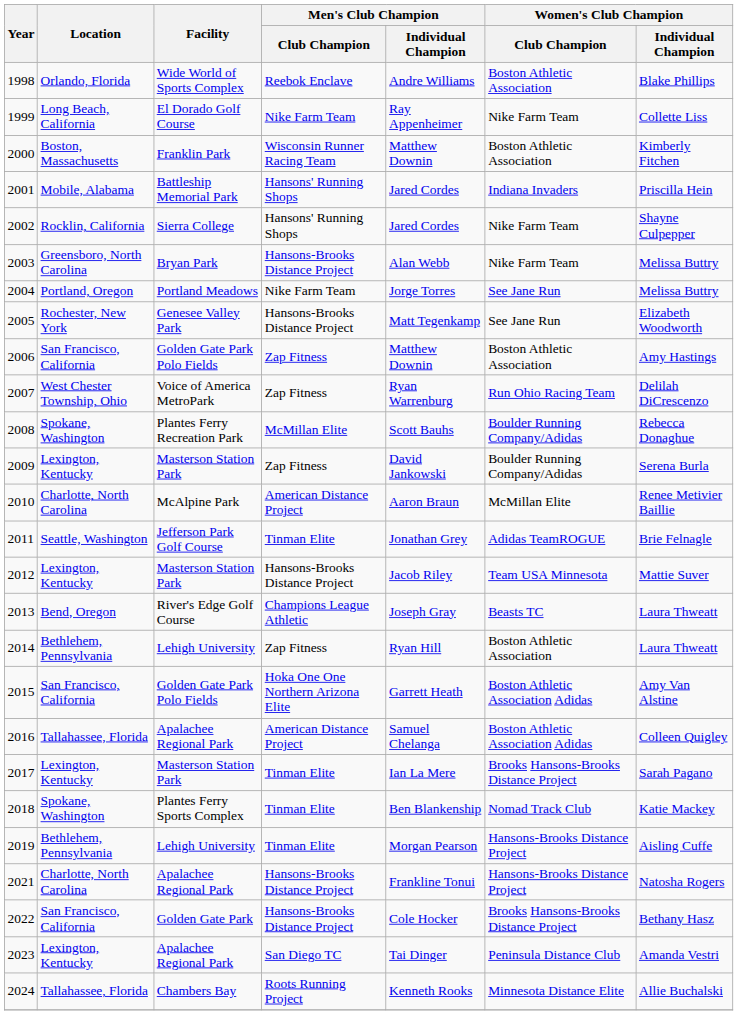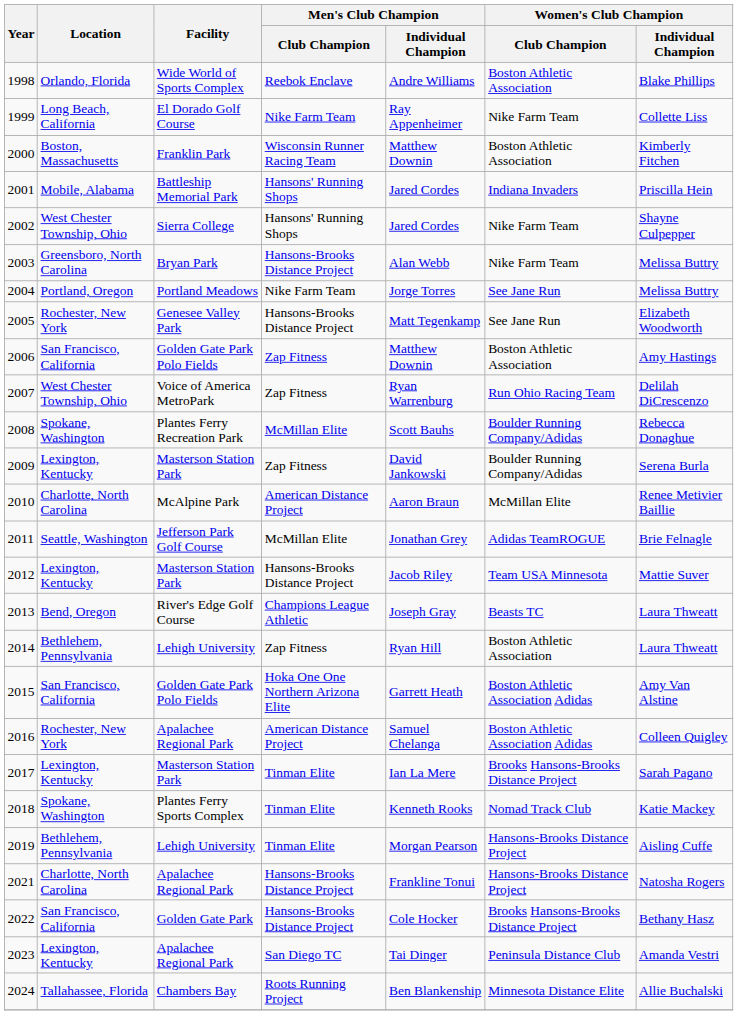(92, 226) Rocklin, California -> (84, 226) West Chester Township, Ohio
(300, 539) Tinman Elite -> (306, 539) McMillan Elite
(94, 736) Tallahassee, Florida -> (83, 736) Rochester, New York
(435, 809) Ben Blankenship -> (431, 809) Kenneth Rooks
(431, 991) Kenneth Rooks -> (435, 991) Ben Blankenship
